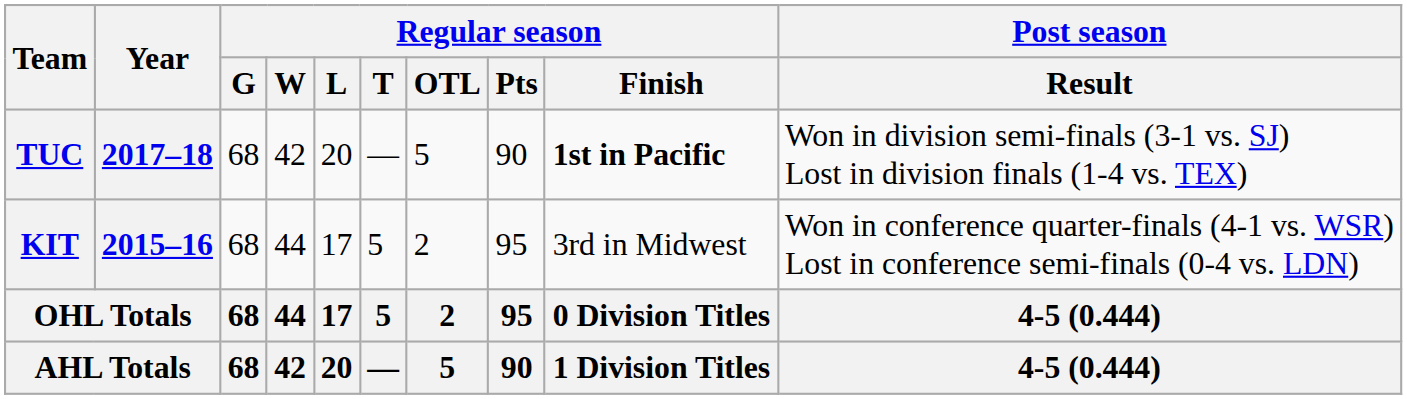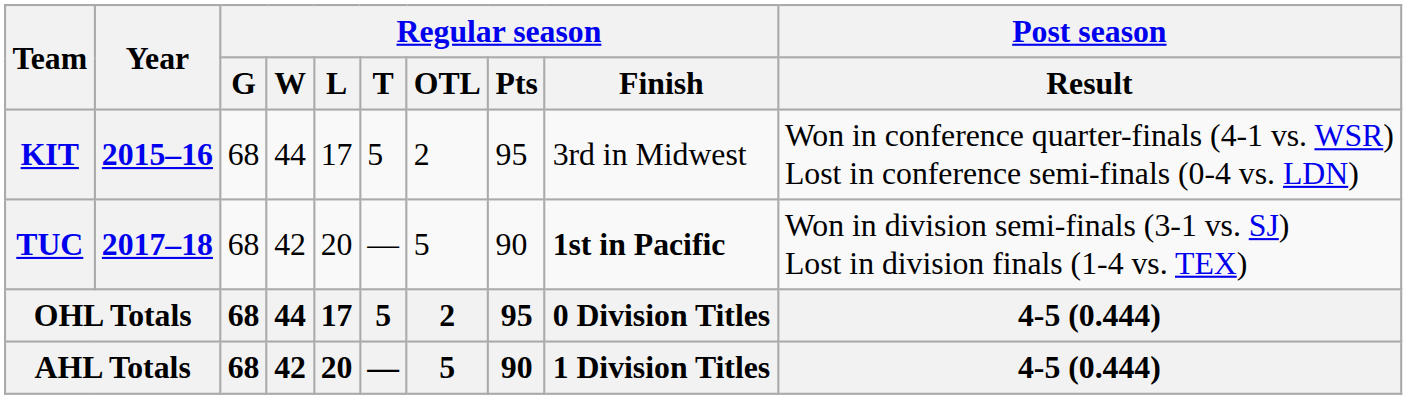rows swapped: (50, 244) <-> (50, 154)
